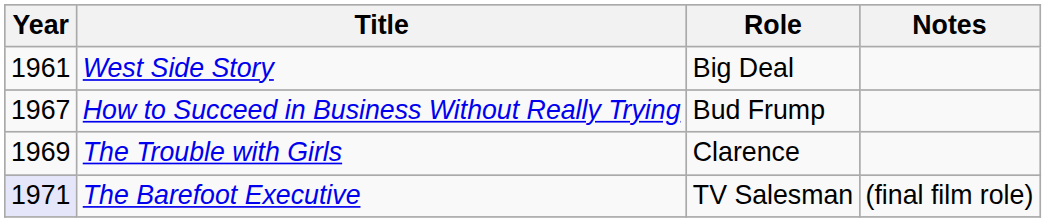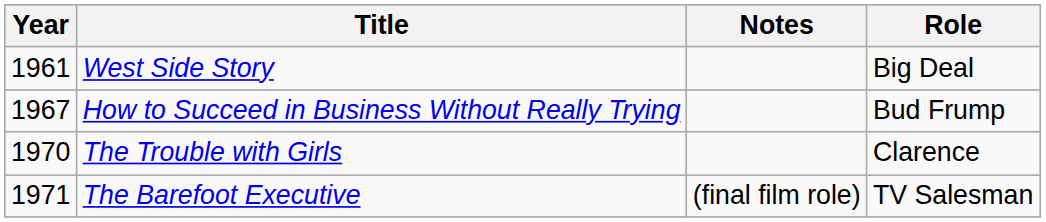columns swapped: (773, 25) <-> (949, 25)
(41, 152) 1969 -> (41, 152) 1970
(41, 195) lavender background -> (41, 195) no background
